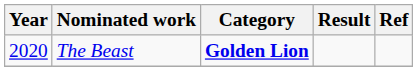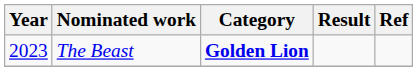(28, 50) 2020 -> (28, 50) 2023
